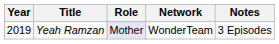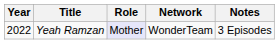(19, 30) 2019 -> (19, 30) 2022
